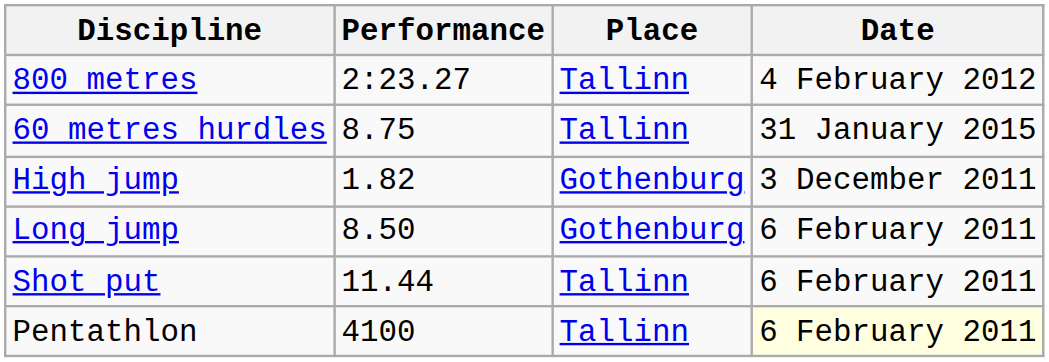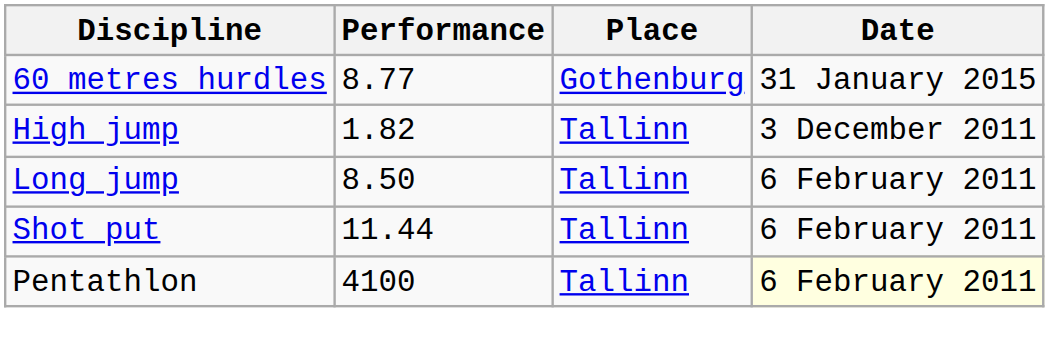- row: (105, 81)
(378, 131) 8.75 -> (378, 81) 8.77
(624, 131) Tallinn -> (652, 81) Gothenburg
(652, 181) Gothenburg -> (624, 131) Tallinn
(652, 231) Gothenburg -> (624, 181) Tallinn
